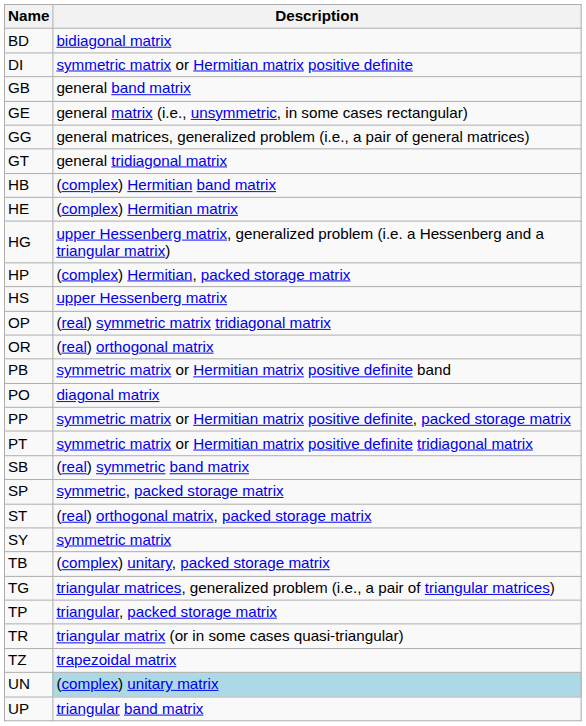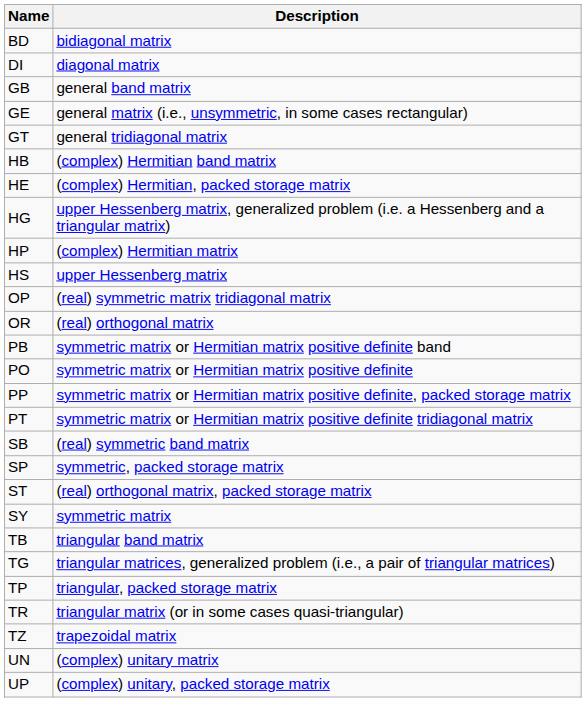(235, 64) symmetric matrix or Hermitian matrix positive definite -> (108, 64) diagonal matrix
- row: (20, 137)
(147, 209) (complex) Hermitian matrix -> (203, 185) (complex) Hermitian, packed storage matrix
(203, 274) (complex) Hermitian, packed storage matrix -> (147, 250) (complex) Hermitian matrix
(108, 395) diagonal matrix -> (235, 371) symmetric matrix or Hermitian matrix positive definite
(193, 563) (complex) unitary, packed storage matrix -> (130, 539) triangular band matrix
(137, 684) lightblue background -> (137, 660) no background
(130, 708) triangular band matrix -> (193, 684) (complex) unitary, packed storage matrix
